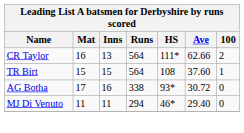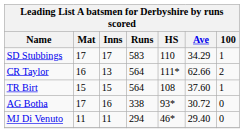+ row: (35, 55)
